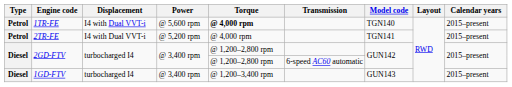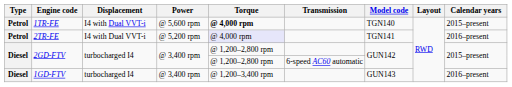(231, 36) no background -> (231, 36) lavender background
(468, 36) 2015–present -> (468, 36) 2016–present
(468, 75) 2015–present -> (468, 75) 2016–present
